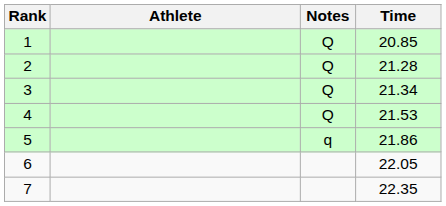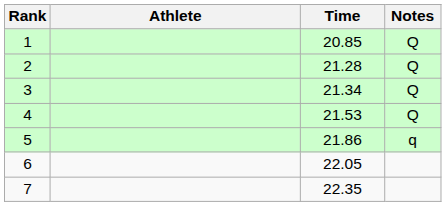columns swapped: (398, 16) <-> (328, 16)
